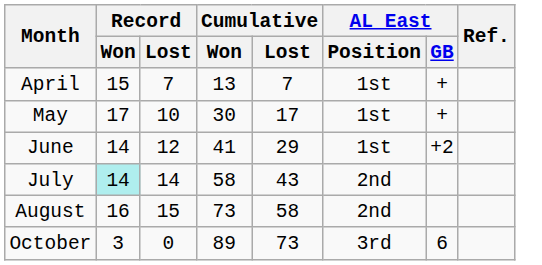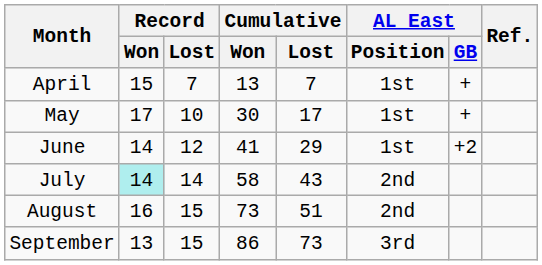(287, 211) 58 -> (311, 211) 51
+ row: (62, 243)
- row: (50, 243)
